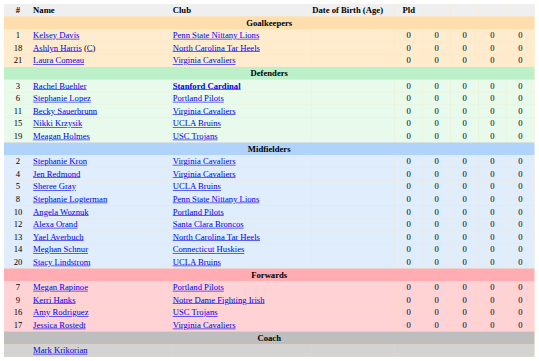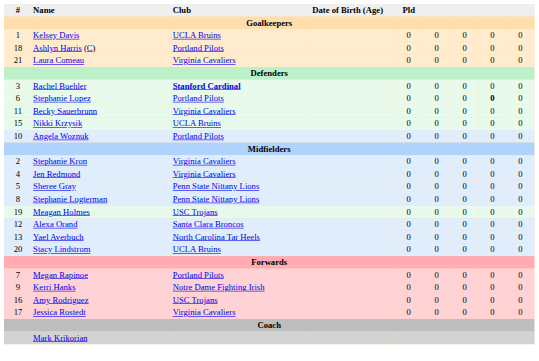(216, 35) Penn State Nittany Lions -> (197, 35) UCLA Bruins
(216, 48) North Carolina Tar Heels -> (198, 48) Portland Pilots
(493, 98) normal -> (493, 98) bold
rows swapped: (62, 136) <-> (61, 212)
(197, 186) UCLA Bruins -> (216, 186) Penn State Nittany Lions
- row: (61, 249)
